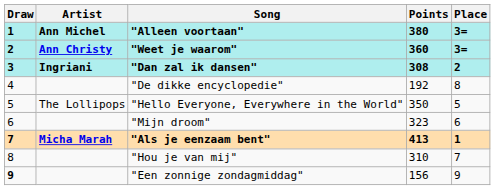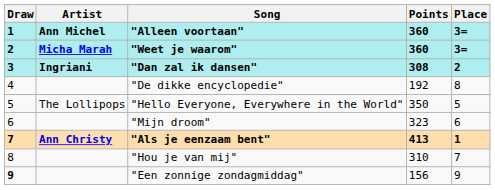(419, 31) 380 -> (419, 31) 360
(76, 49) Ann Christy -> (76, 49) Micha Marah
(76, 139) Micha Marah -> (76, 139) Ann Christy
